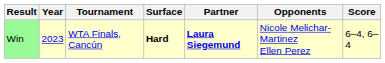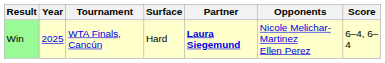(53, 39) 2023 -> (53, 39) 2025
(157, 39) bold -> (157, 39) normal
